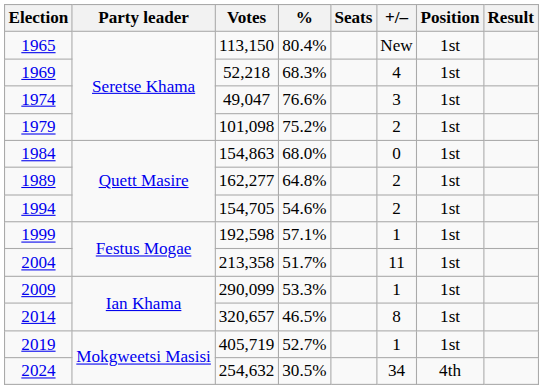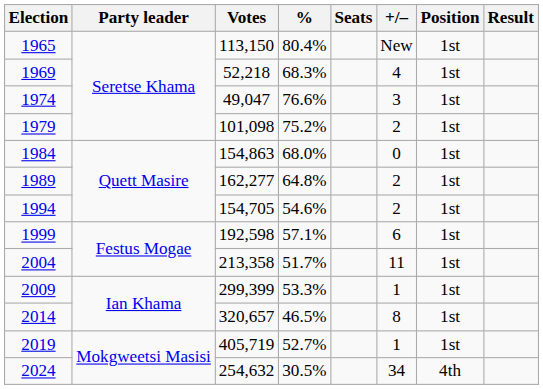(397, 235) 1 -> (397, 235) 6
(247, 289) 290,099 -> (247, 289) 299,399
